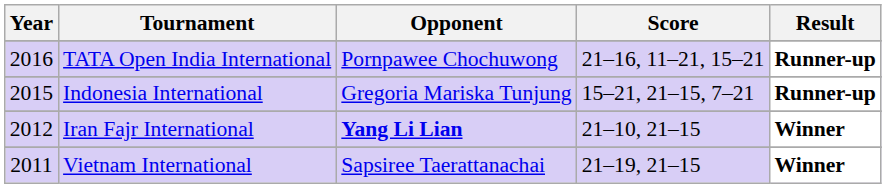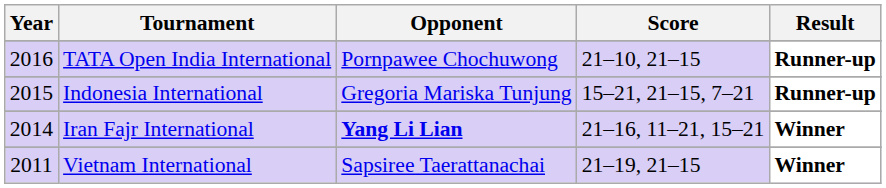(673, 58) 21–16, 11–21, 15–21 -> (641, 58) 21–10, 21–15
(31, 129) 2012 -> (31, 129) 2014
(641, 129) 21–10, 21–15 -> (673, 129) 21–16, 11–21, 15–21
